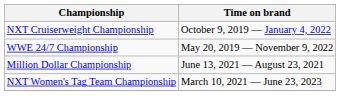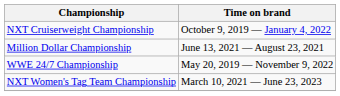rows swapped: (69, 64) <-> (62, 47)
